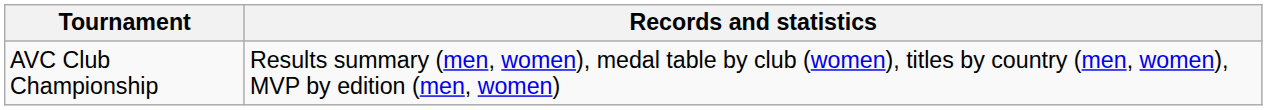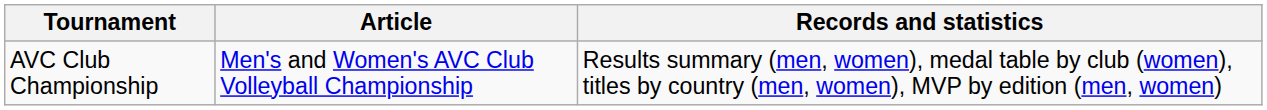+ column: (396, 22)
